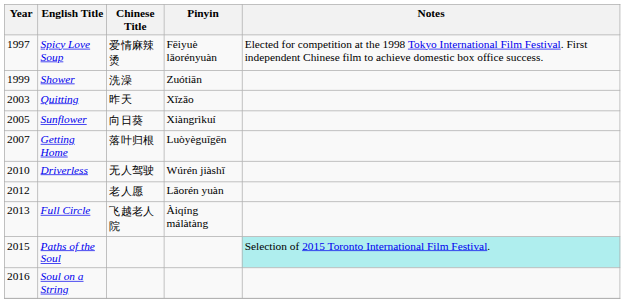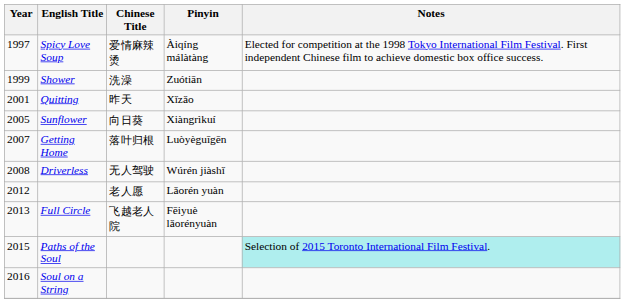(192, 50) Fēiyuè lǎorényuàn -> (187, 50) Àiqíng málàtàng
(18, 99) 2003 -> (18, 99) 2001
(18, 170) 2010 -> (18, 170) 2008
(187, 217) Àiqíng málàtàng -> (192, 217) Fēiyuè lǎorényuàn
